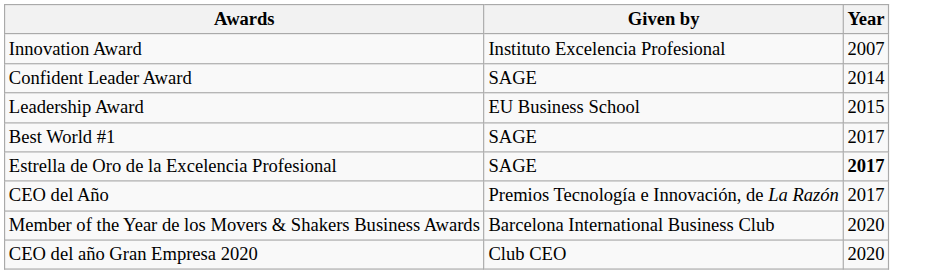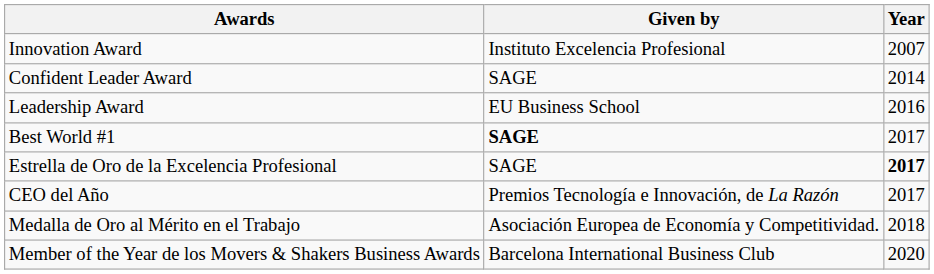(866, 107) 2015 -> (906, 107) 2016
(513, 136) normal -> (514, 136) bold
+ row: (154, 225)
- row: (133, 254)
